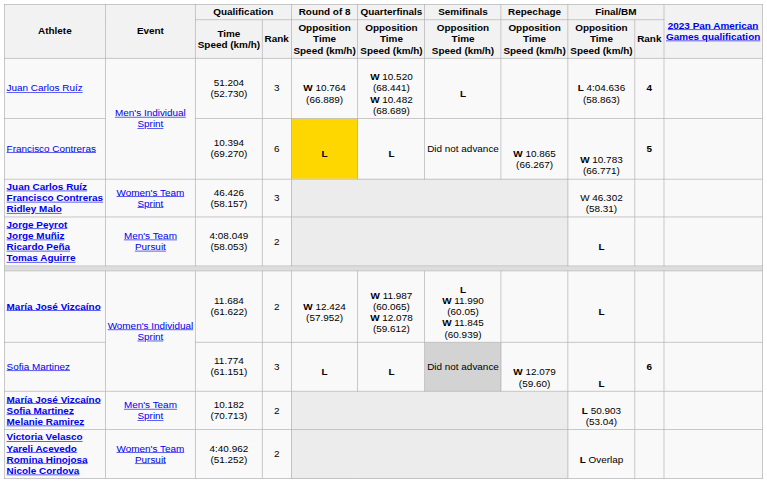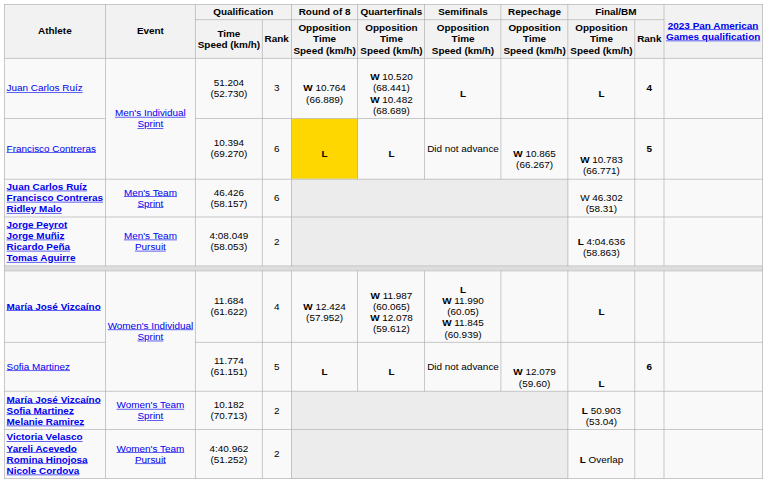(601, 94) L 4:04.636 (58.863) -> (601, 94) L
(150, 198) Women's Team Sprint -> (150, 198) Men's Team Sprint
(277, 198) 3 -> (277, 198) 6
(601, 247) L -> (601, 247) L 4:04.636 (58.863)
(277, 306) 2 -> (277, 306) 4
(277, 367) 3 -> (277, 367) 5
(463, 367) lightgrey background -> (463, 367) no background
(150, 410) Men's Team Sprint -> (150, 410) Women's Team Sprint
